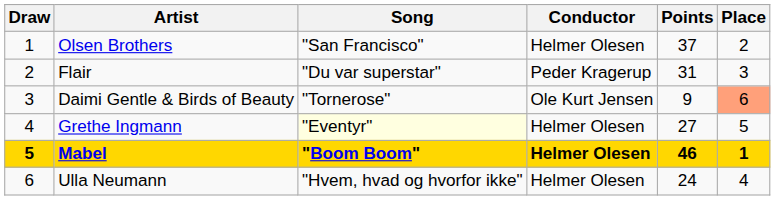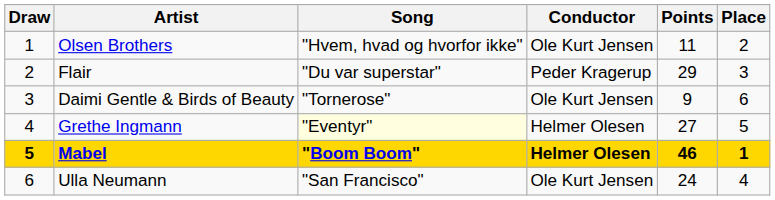(363, 45) "San Francisco" -> (412, 45) "Hvem, hvad og hvorfor ikke"
(588, 45) Helmer Olesen -> (592, 45) Ole Kurt Jensen
(687, 45) 37 -> (687, 45) 11
(687, 72) 31 -> (687, 72) 29
(744, 99) lightsalmon background -> (744, 99) no background
(412, 180) "Hvem, hvad og hvorfor ikke" -> (363, 180) "San Francisco"
(588, 180) Helmer Olesen -> (592, 180) Ole Kurt Jensen
